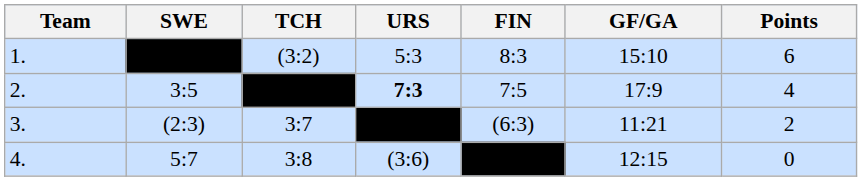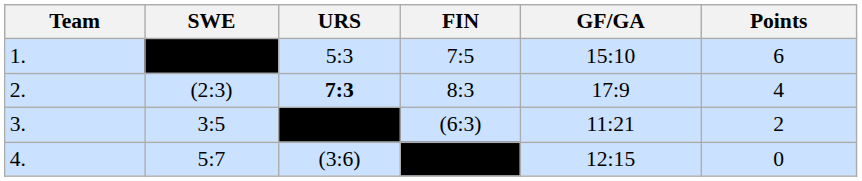- column: (298, 21)
(513, 55) 8:3 -> (461, 55) 7:5
(184, 90) 3:5 -> (211, 90) (2:3)
(513, 90) 7:5 -> (461, 90) 8:3
(184, 124) (2:3) -> (211, 124) 3:5
